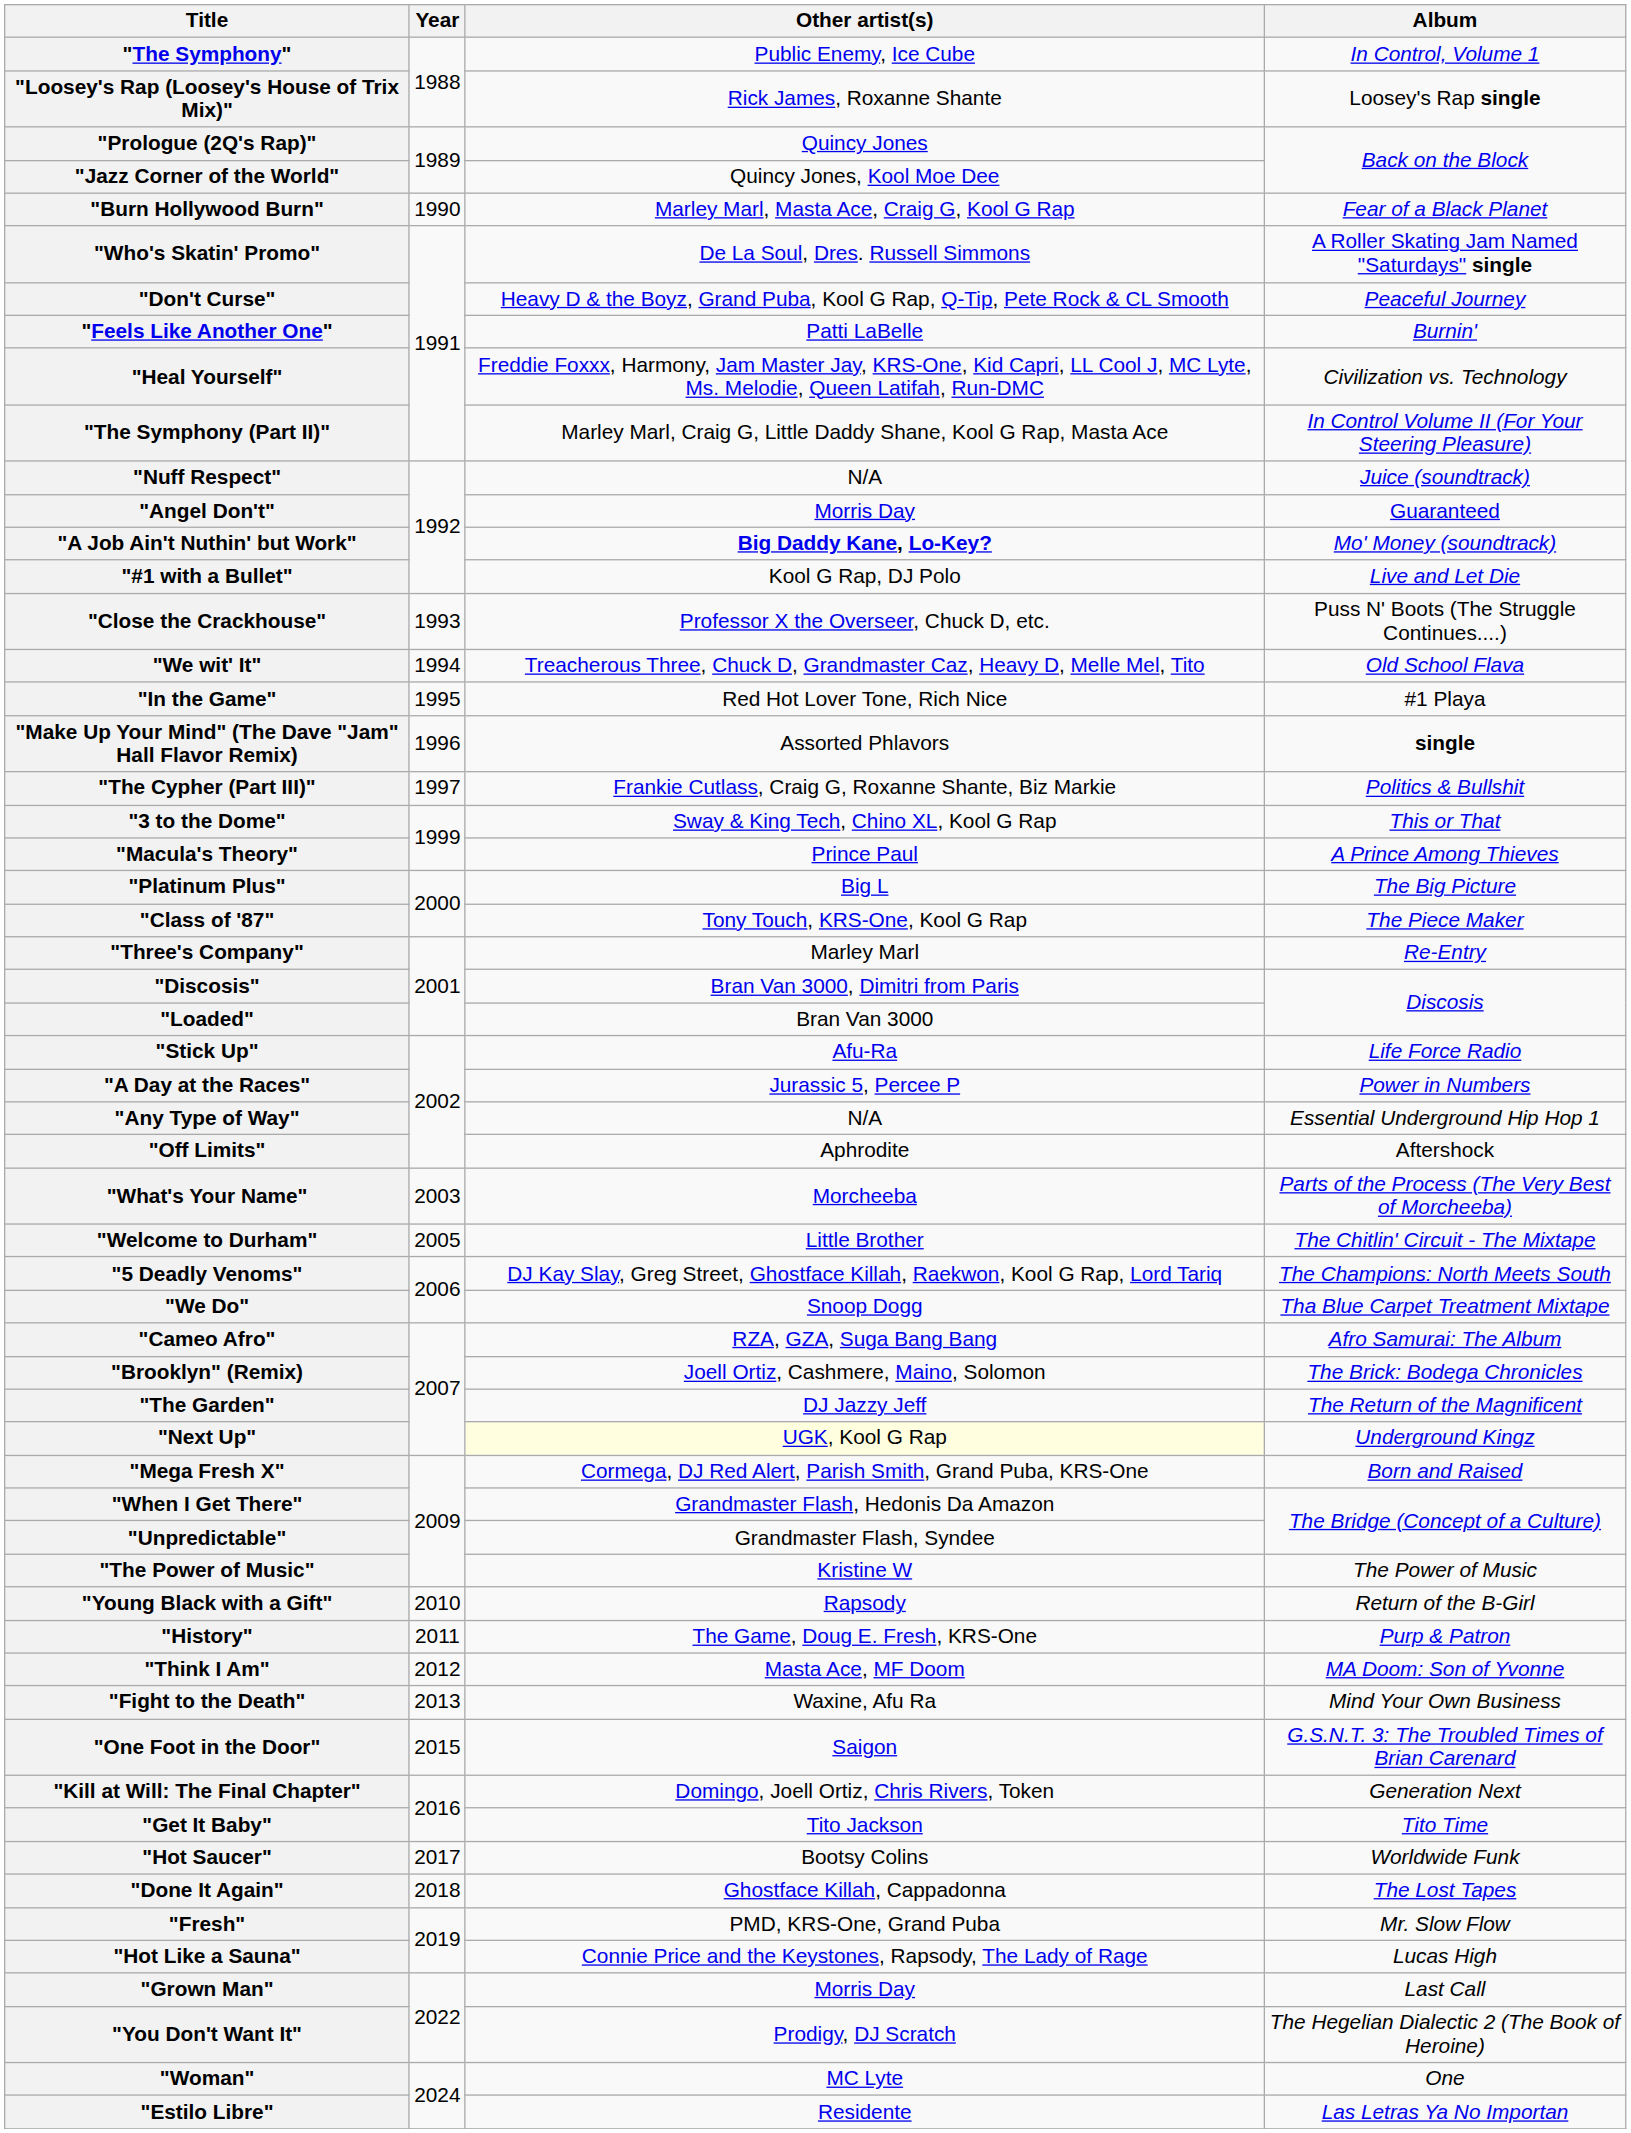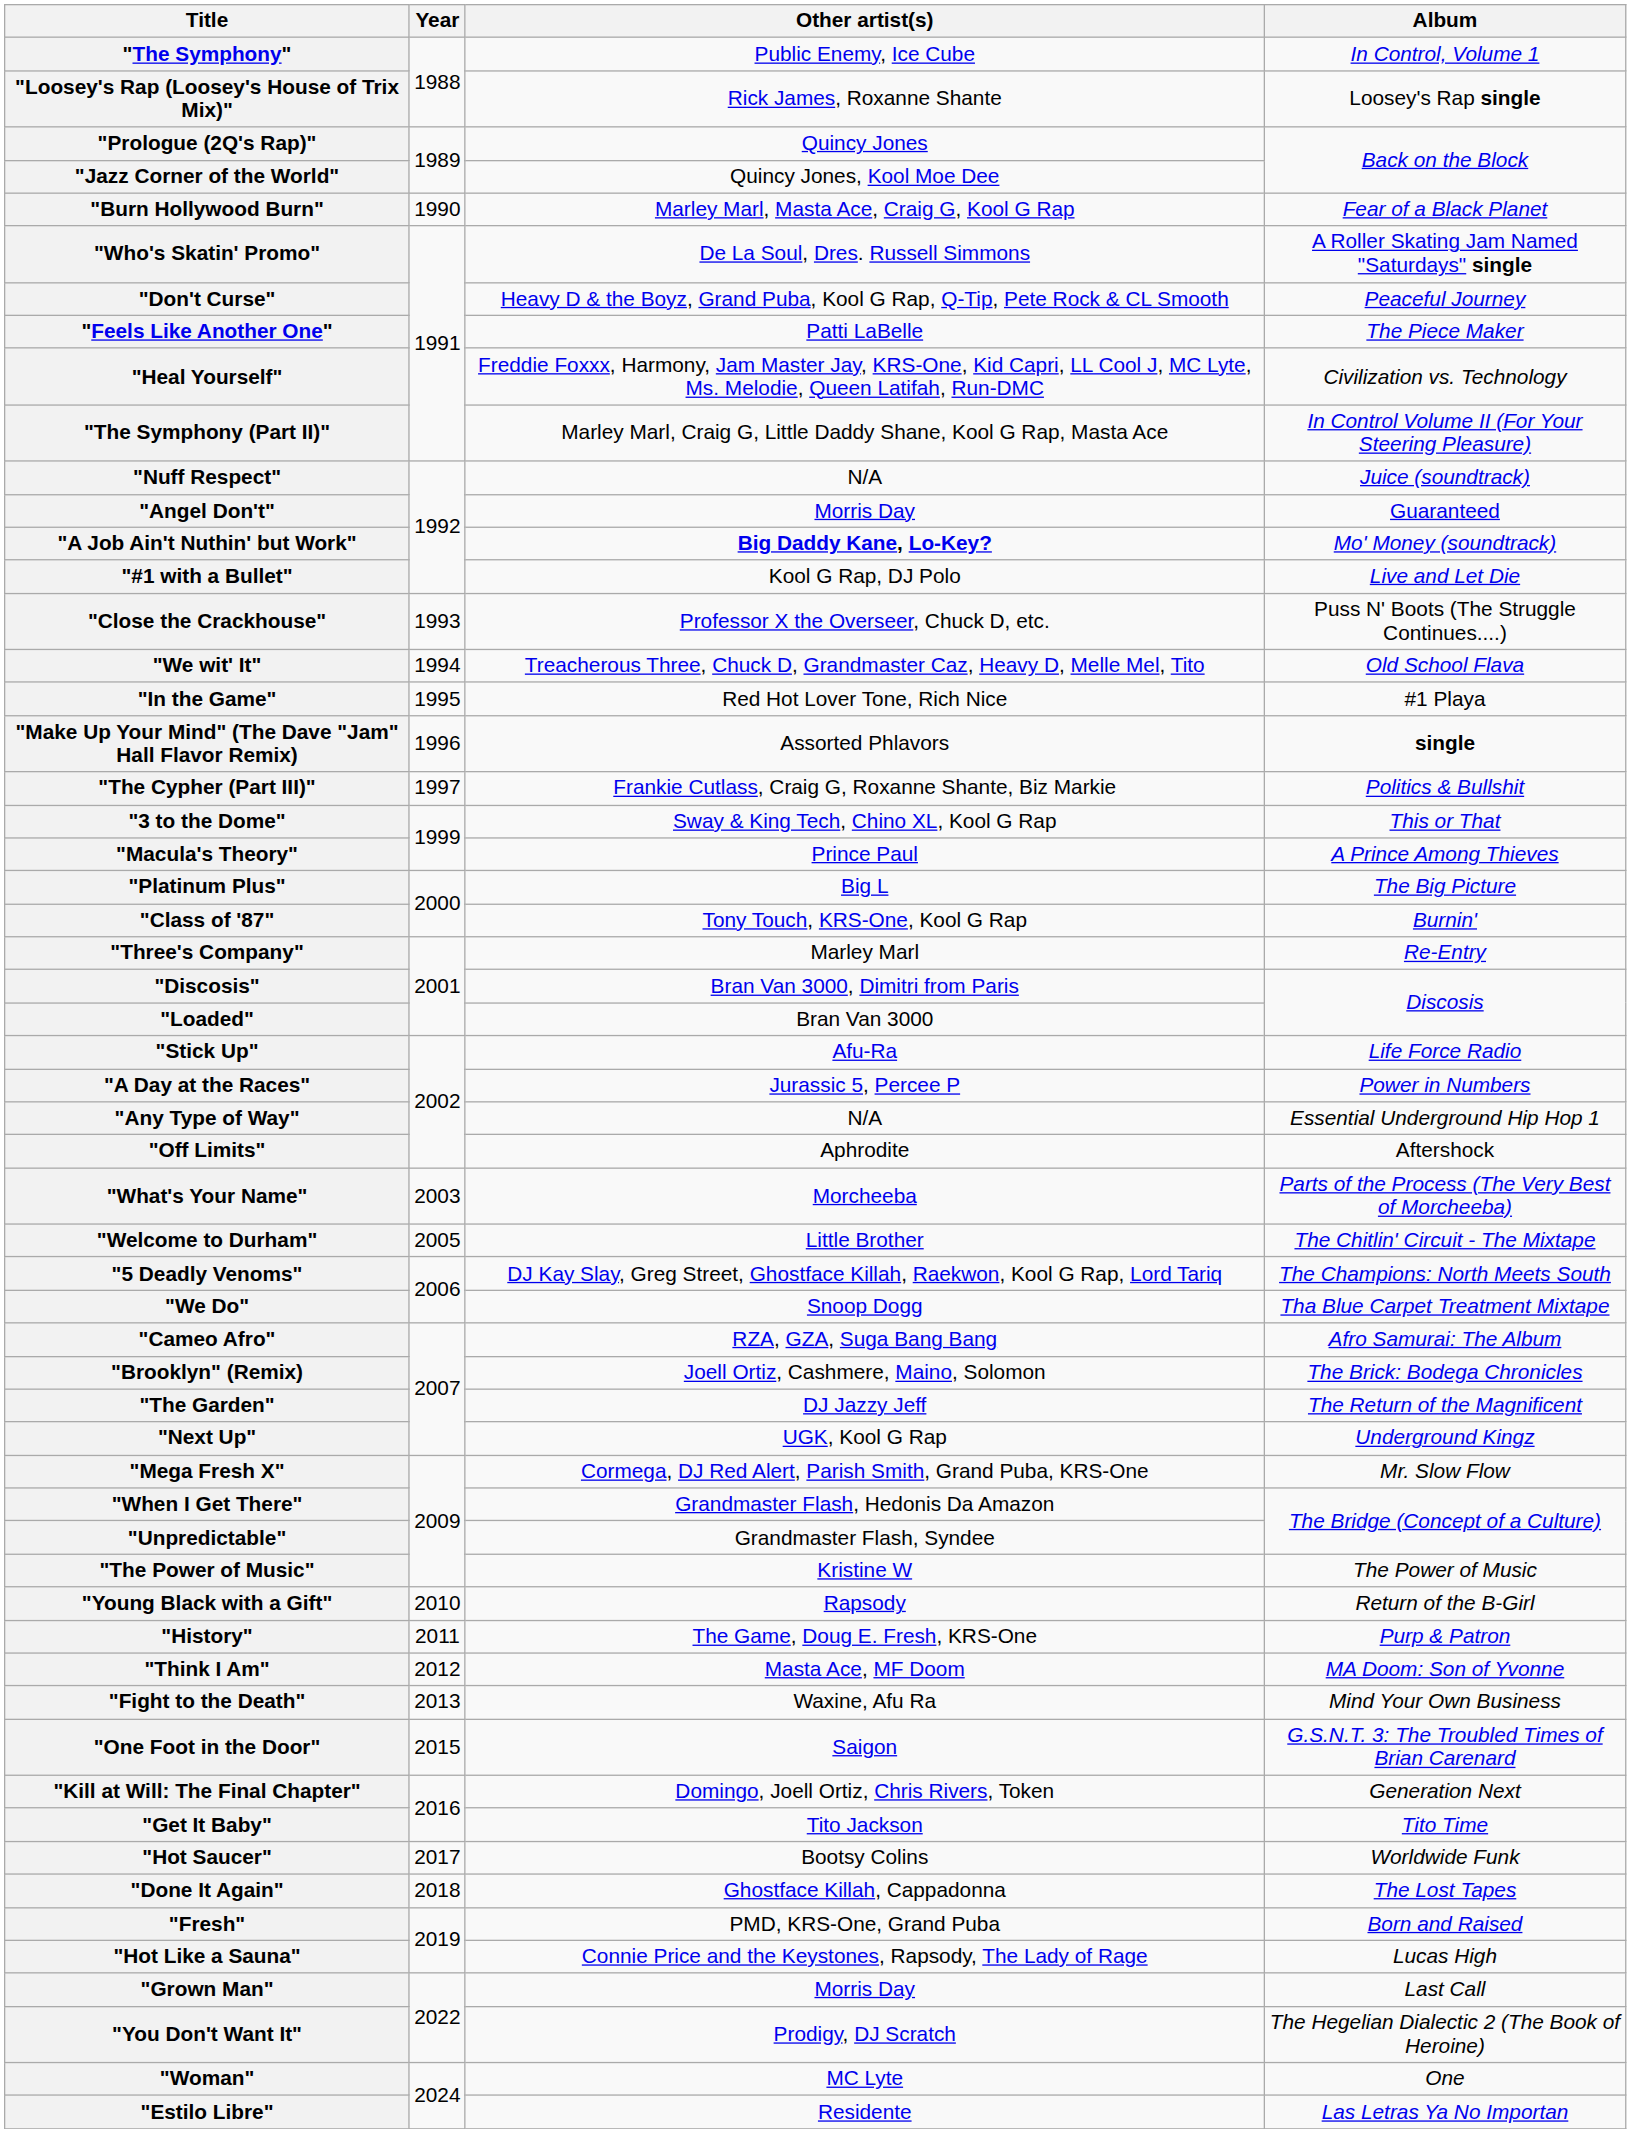(1445, 331) Burnin' -> (1445, 331) The Piece Maker
(1445, 920) The Piece Maker -> (1445, 920) Burnin'
(865, 1438) lightyellow background -> (865, 1438) no background
(1445, 1471) Born and Raised -> (1445, 1471) Mr. Slow Flow
(1445, 1923) Mr. Slow Flow -> (1445, 1923) Born and Raised
